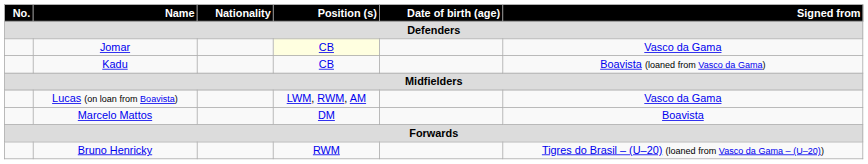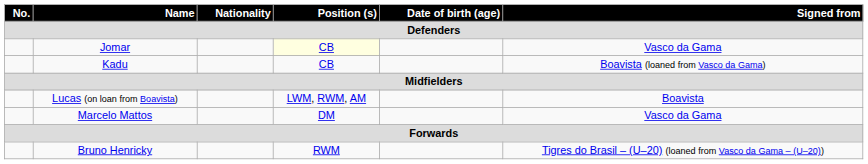(683, 98) Vasco da Gama -> (683, 98) Boavista
(683, 115) Boavista -> (683, 115) Vasco da Gama
